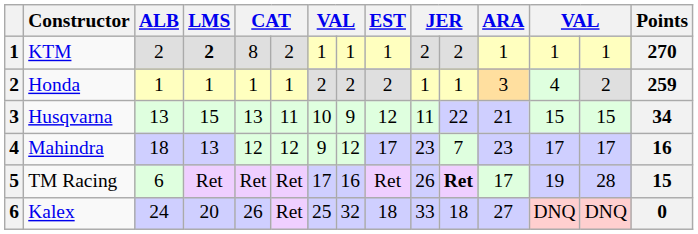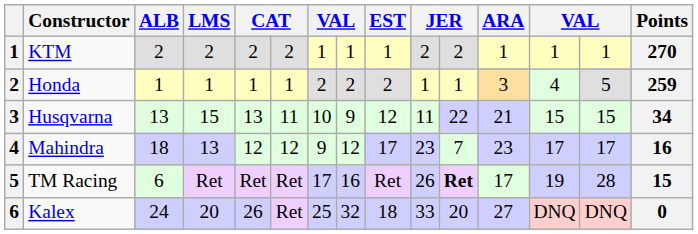(209, 52) bold -> (209, 52) normal
(253, 52) 8 -> (253, 52) 2
(606, 84) 2 -> (606, 84) 5
(458, 212) 18 -> (458, 212) 20
